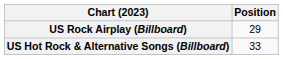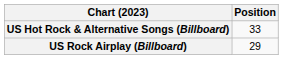rows swapped: (118, 46) <-> (118, 29)
